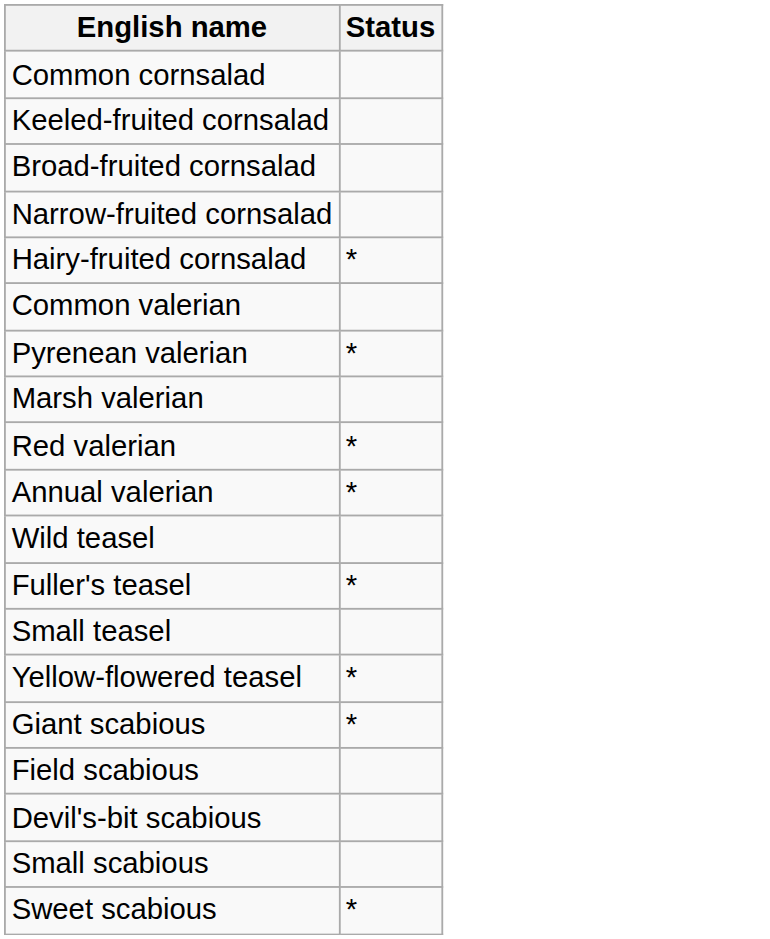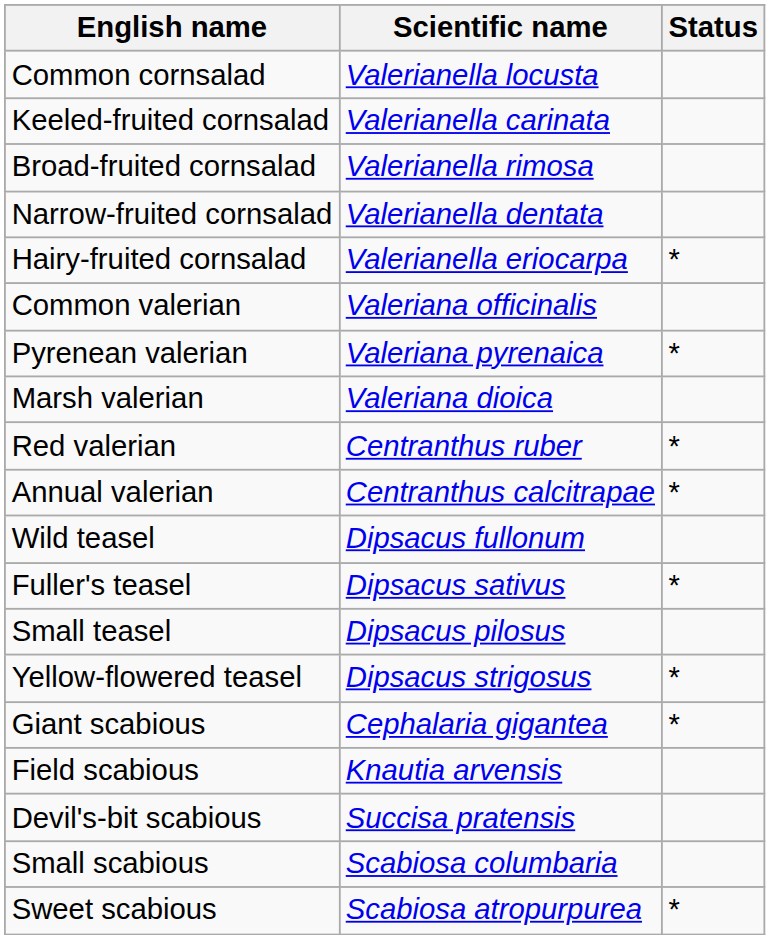+ column: (500, 27)
